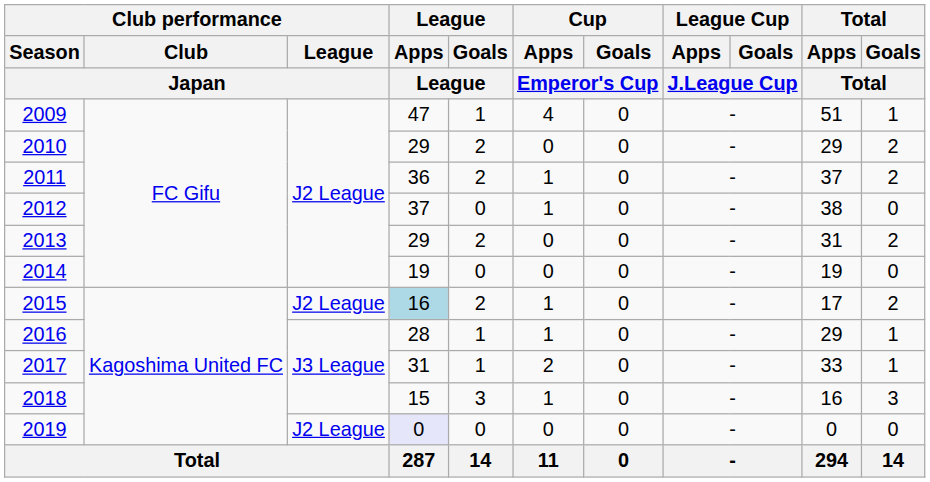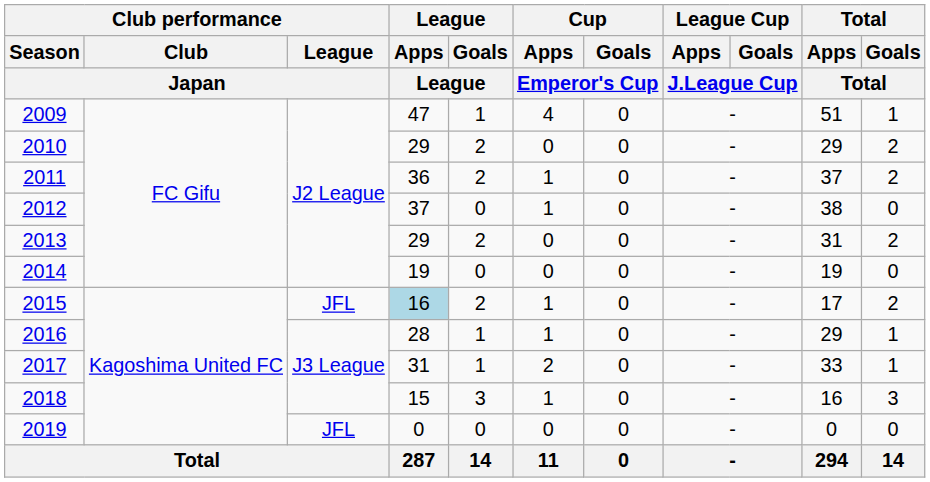(338, 303) J2 League -> (338, 303) JFL
(338, 429) J2 League -> (338, 429) JFL
(419, 429) lavender background -> (419, 429) no background
